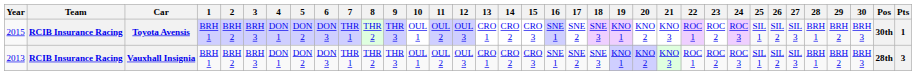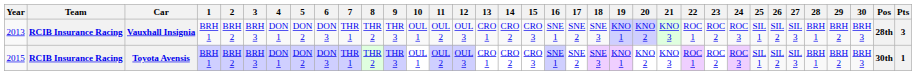rows swapped: (161, 57) <-> (161, 32)
